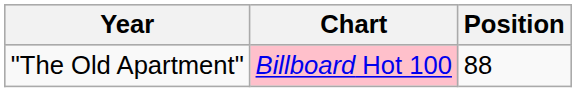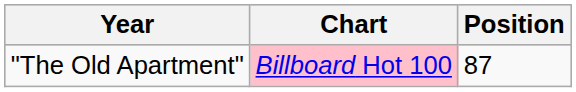(478, 65) 88 -> (478, 65) 87
